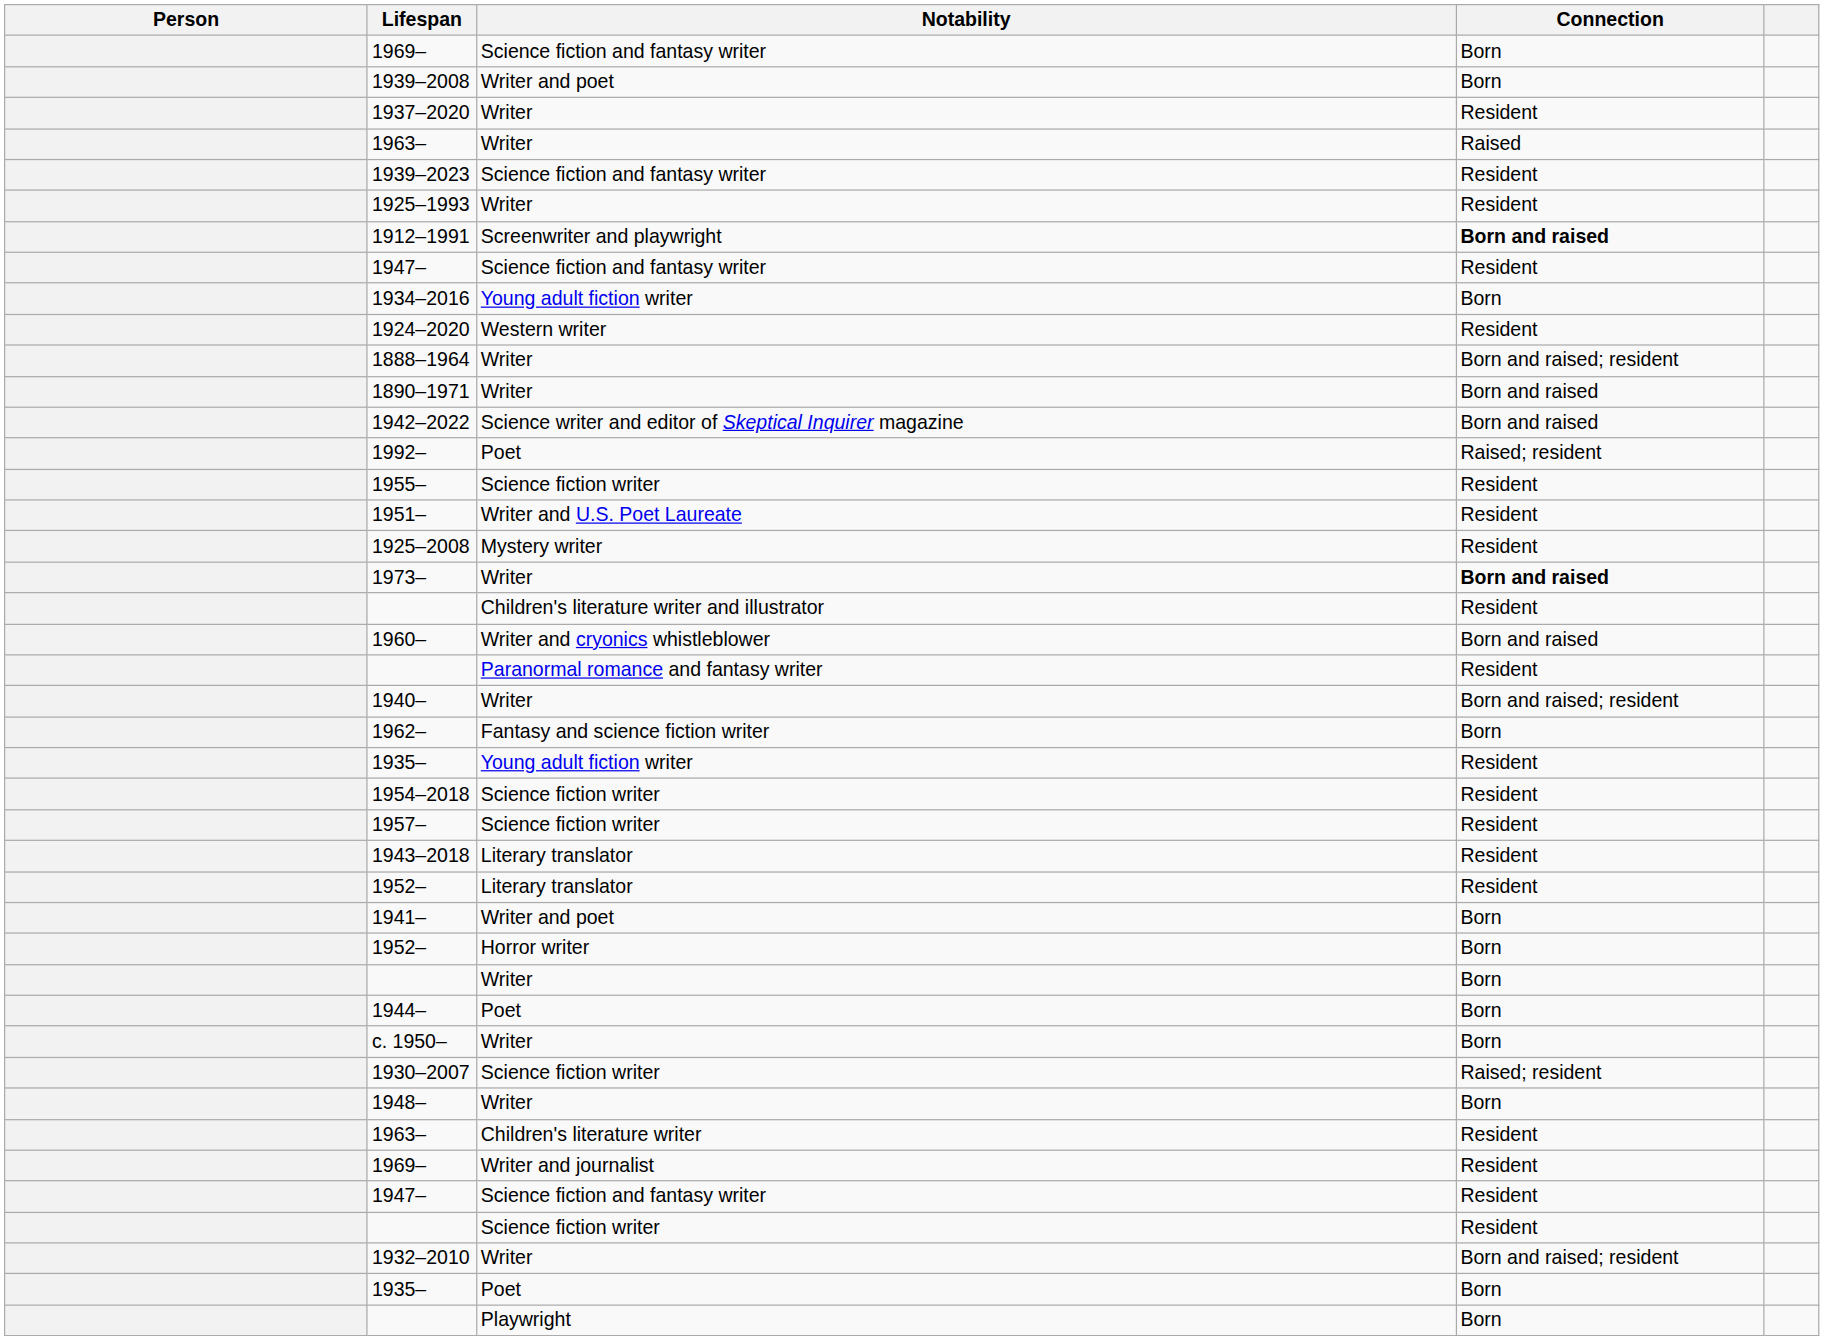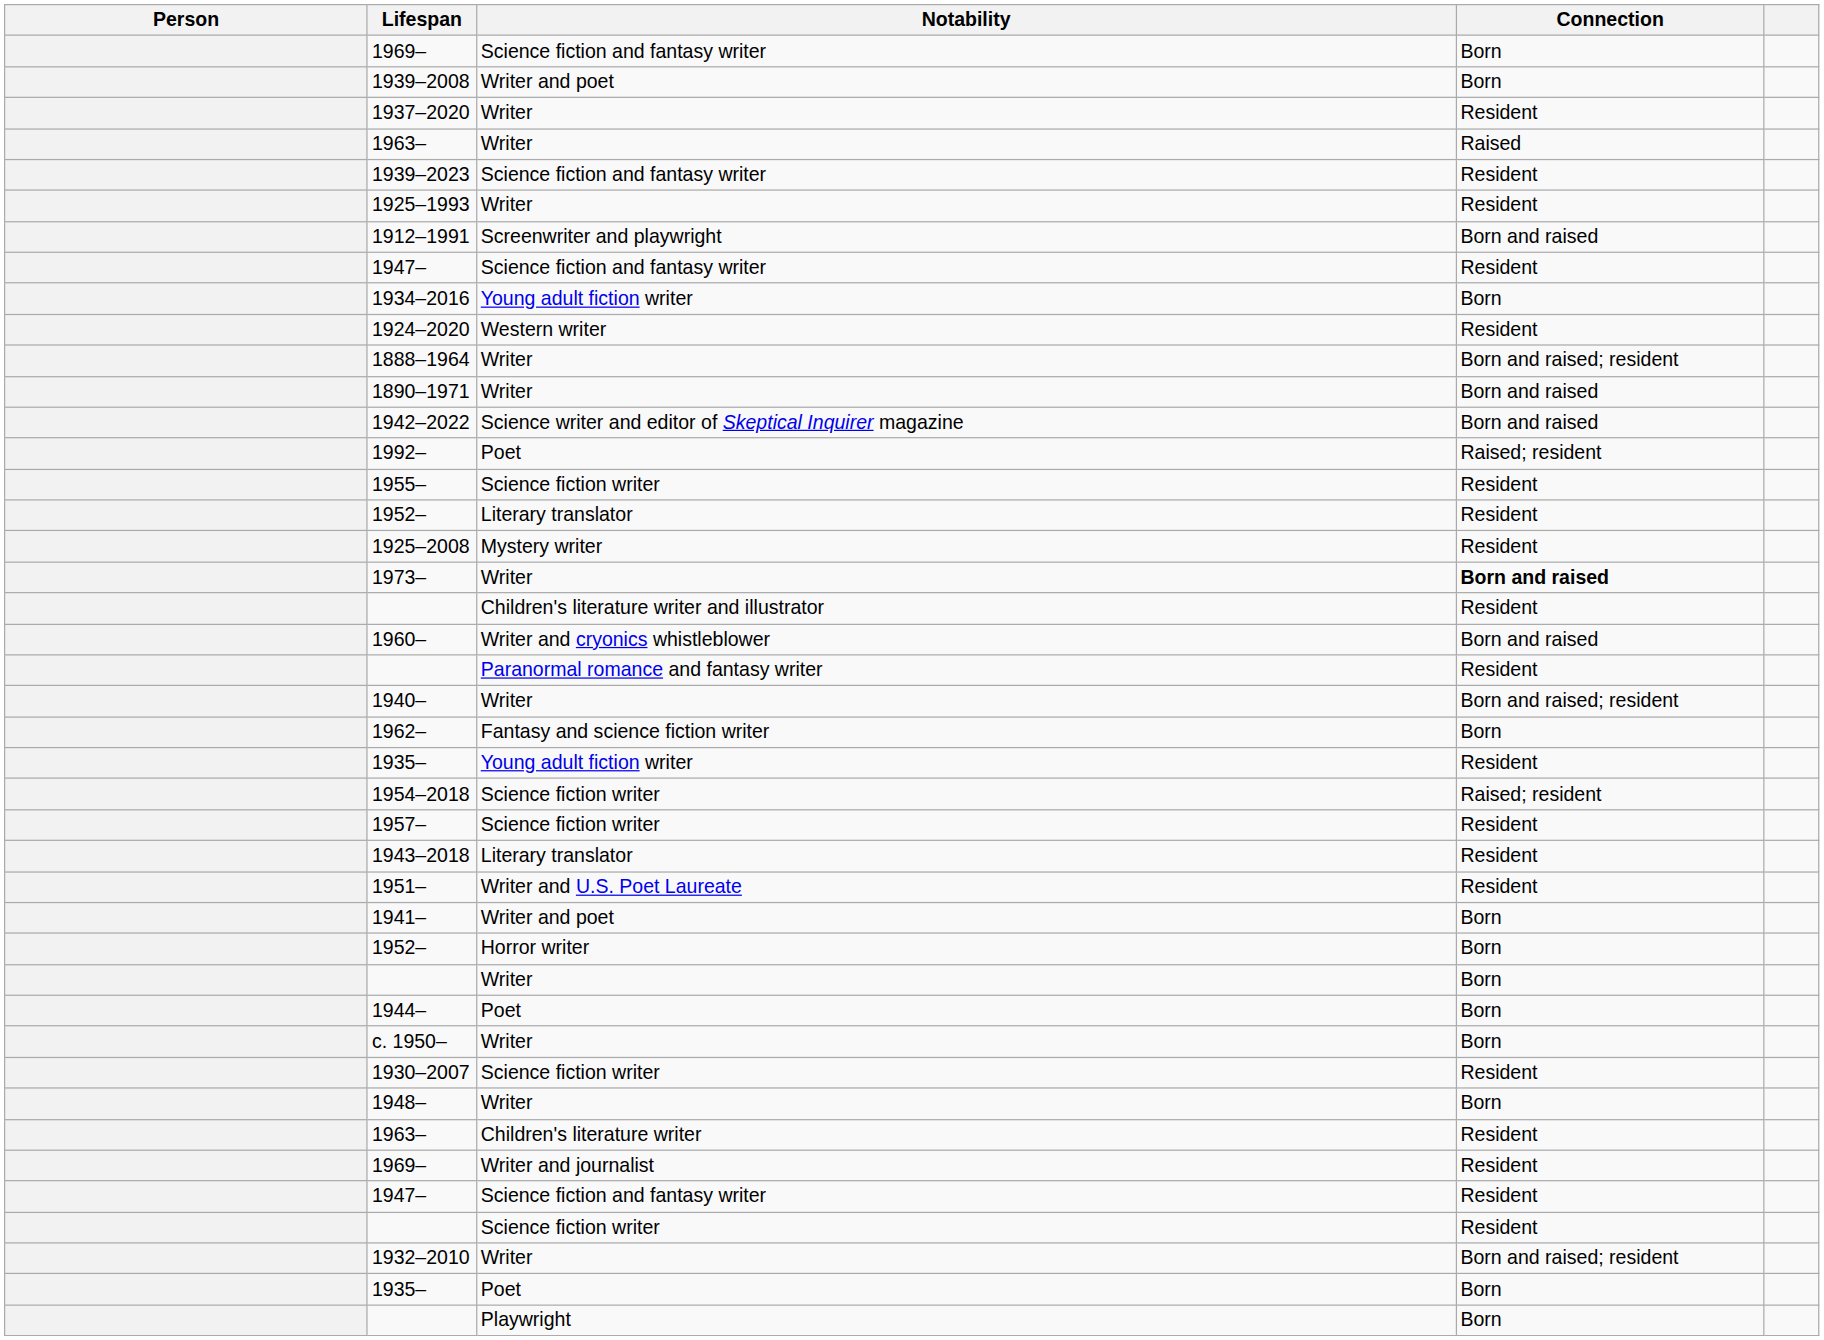(1535, 236) bold -> (1529, 236) normal
rows swapped: (399, 515) <-> (399, 886)
(1499, 793) Resident -> (1531, 793) Raised; resident
(1531, 1072) Raised; resident -> (1499, 1072) Resident
